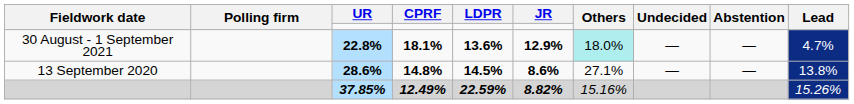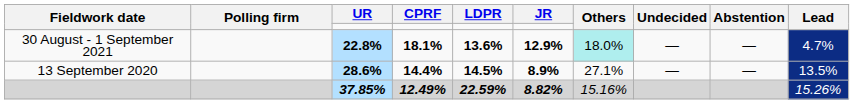(423, 71) 14.8% -> (423, 71) 14.4%
(543, 71) 8.6% -> (543, 71) 8.9%
(818, 71) 13.8% -> (818, 71) 13.5%
